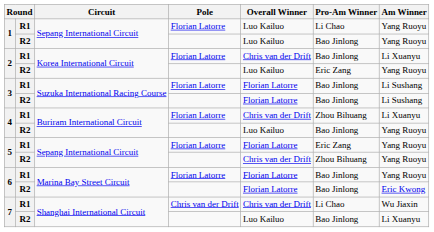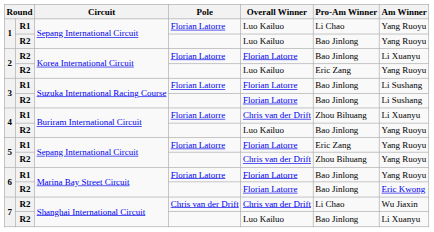(25, 55) R1 -> (25, 55) R2
(277, 55) Chris van der Drift -> (270, 55) Florian Latorre
(25, 204) R1 -> (25, 204) R2
